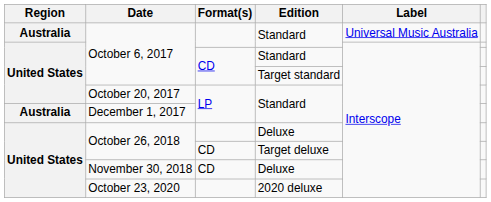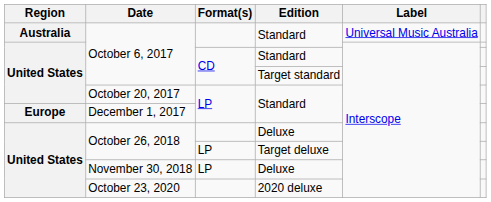(45, 113) Australia -> (45, 113) Europe
(206, 150) CD -> (205, 150) LP
(206, 169) CD -> (205, 169) LP
